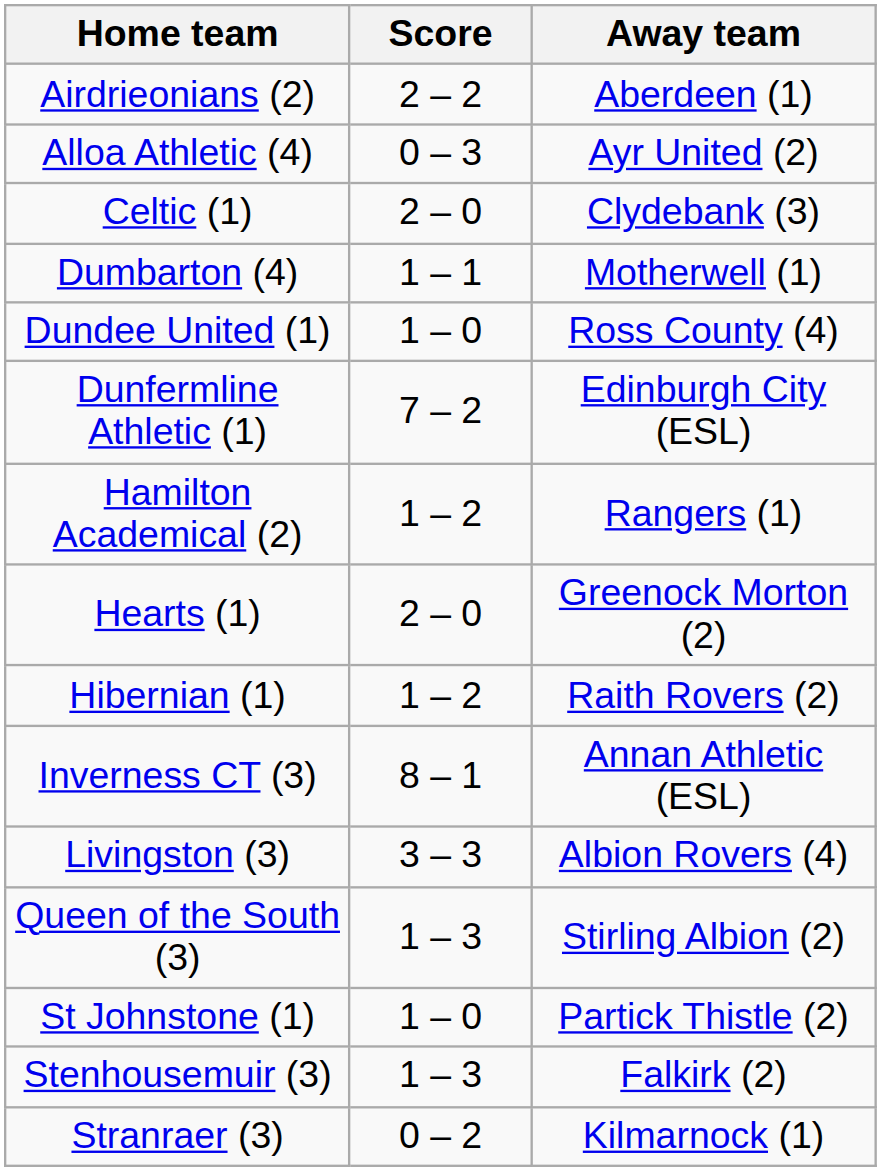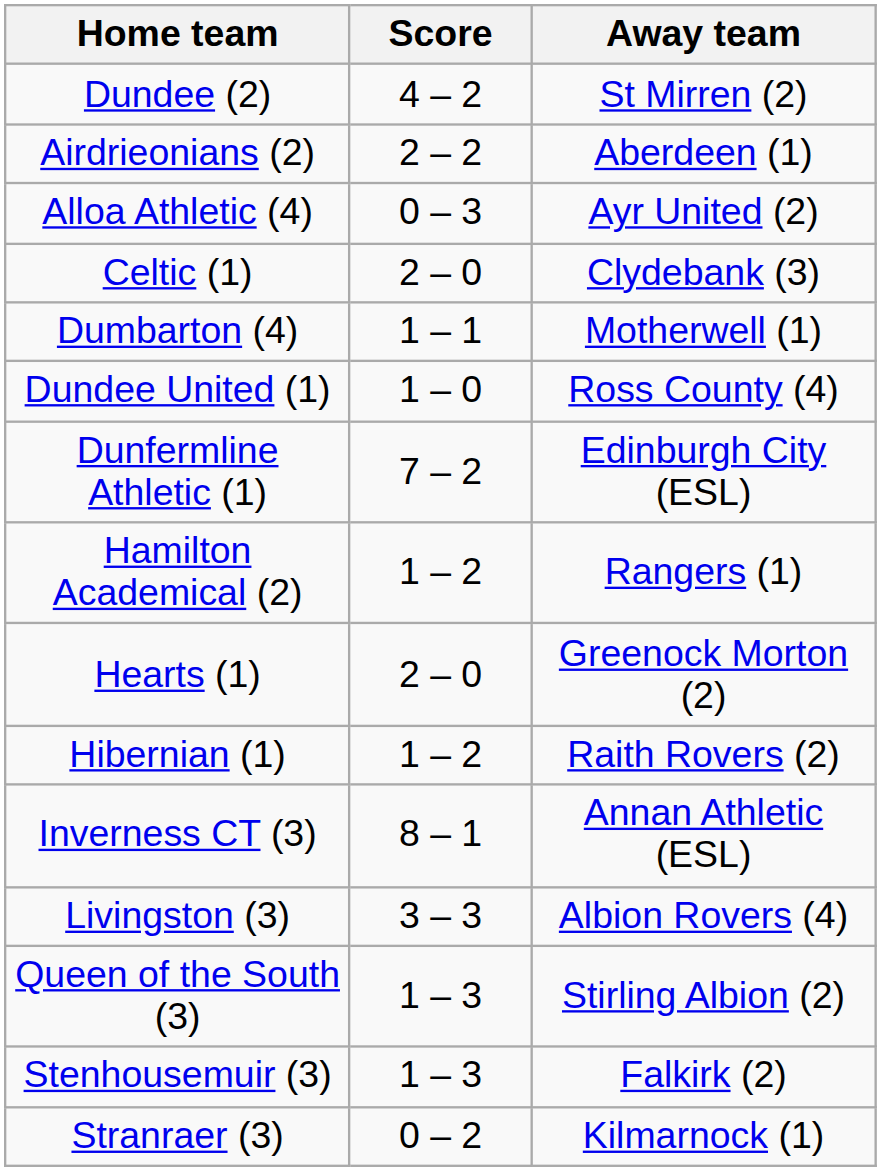+ row: (178, 93)
- row: (178, 1016)
